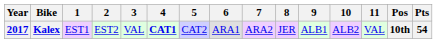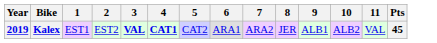- column: (400, 13)
(18, 30) 2017 -> (18, 30) 2019
(134, 30) normal -> (134, 30) bold
(422, 30) 54 -> (397, 30) 45
